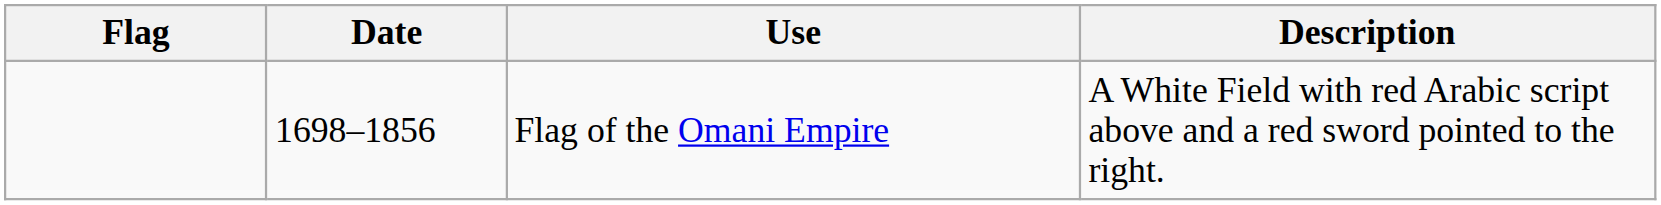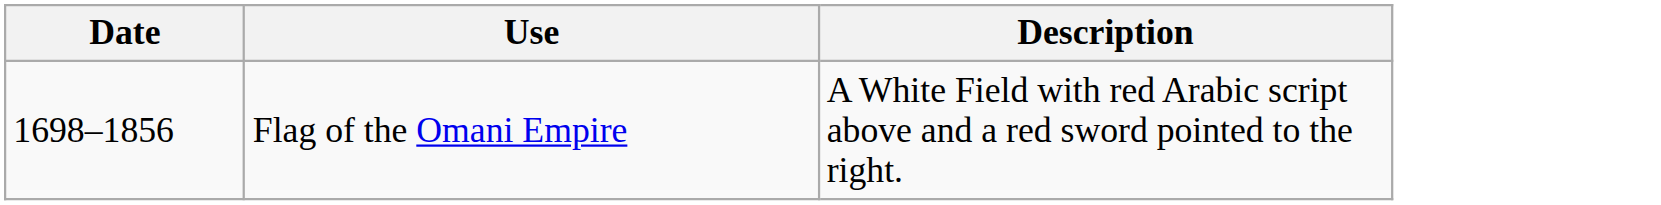- column: (136, 32)
